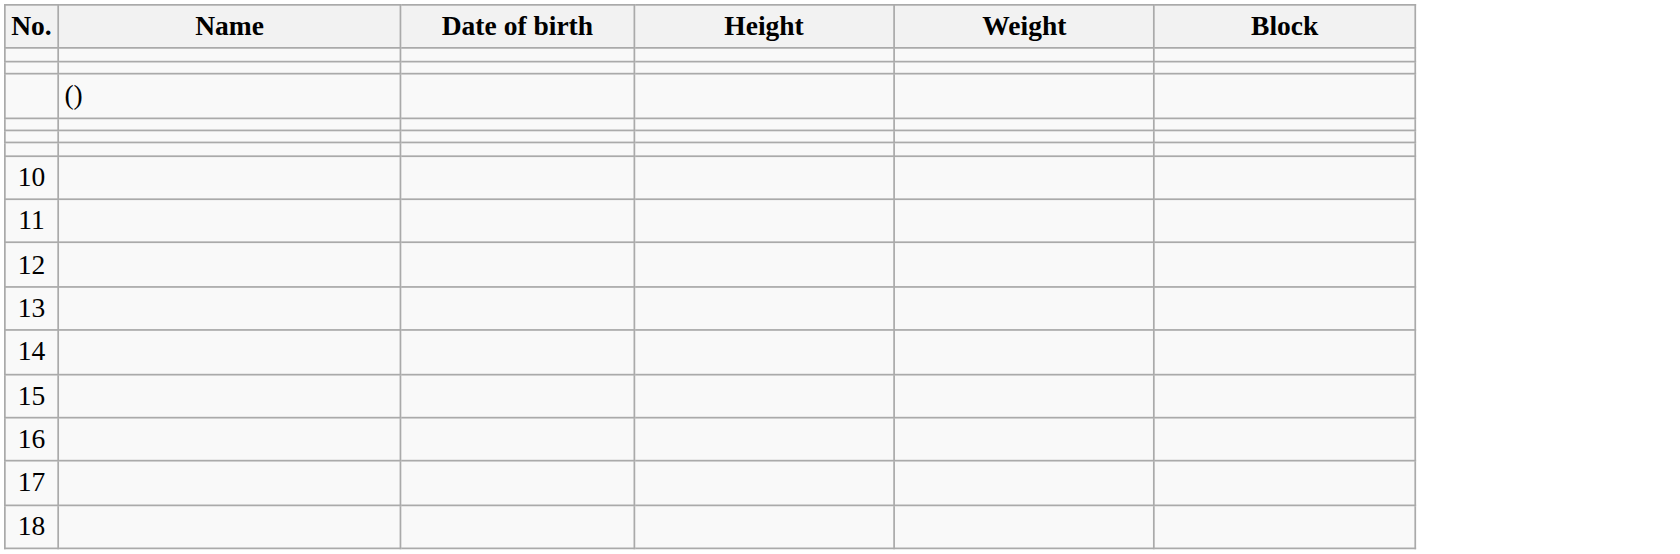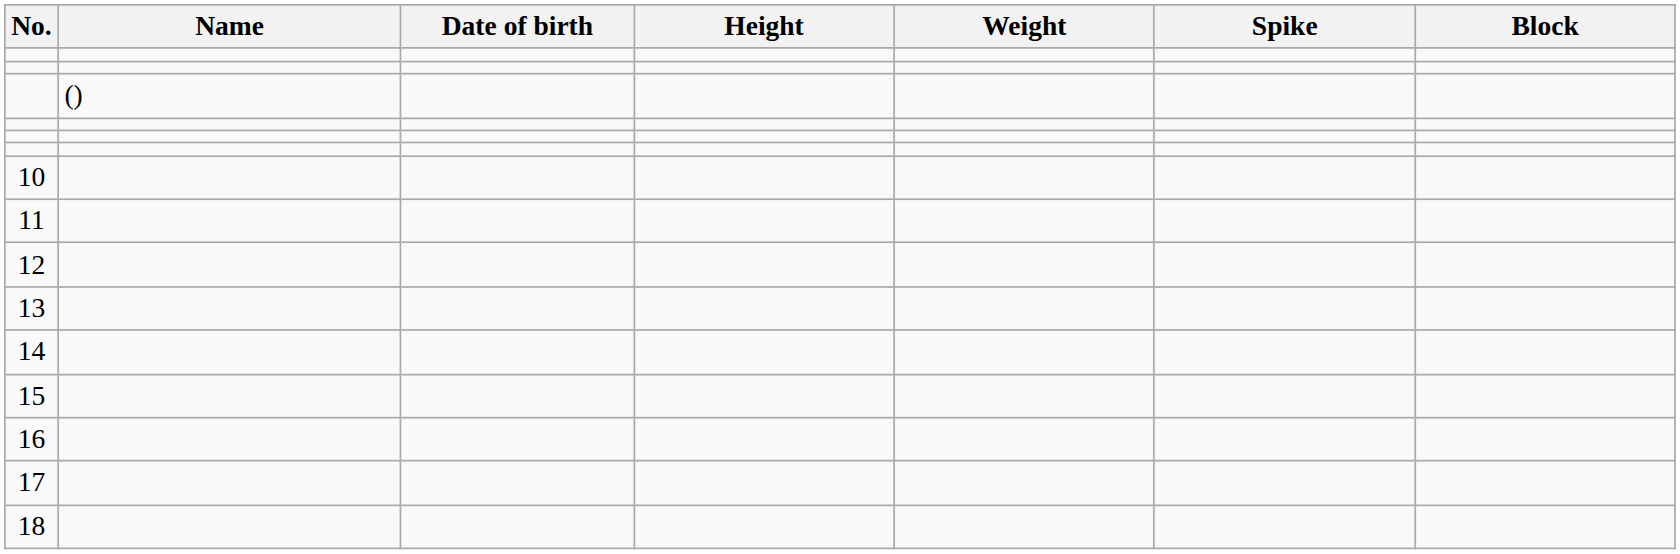+ column: (1285, 26)
